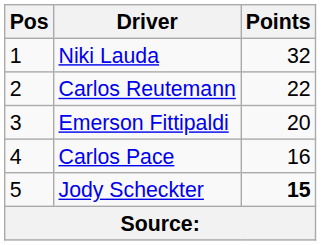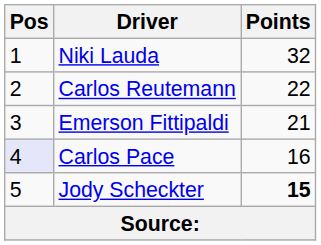(299, 123) 20 -> (299, 123) 21
(16, 156) no background -> (16, 156) lavender background
